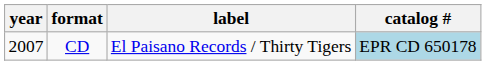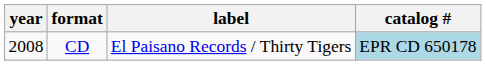(26, 45) 2007 -> (26, 45) 2008
